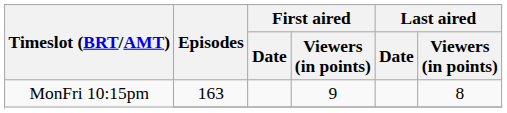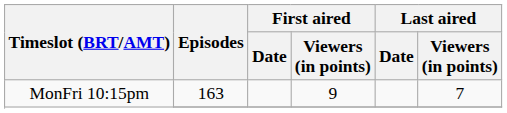(460, 93) 8 -> (460, 93) 7
